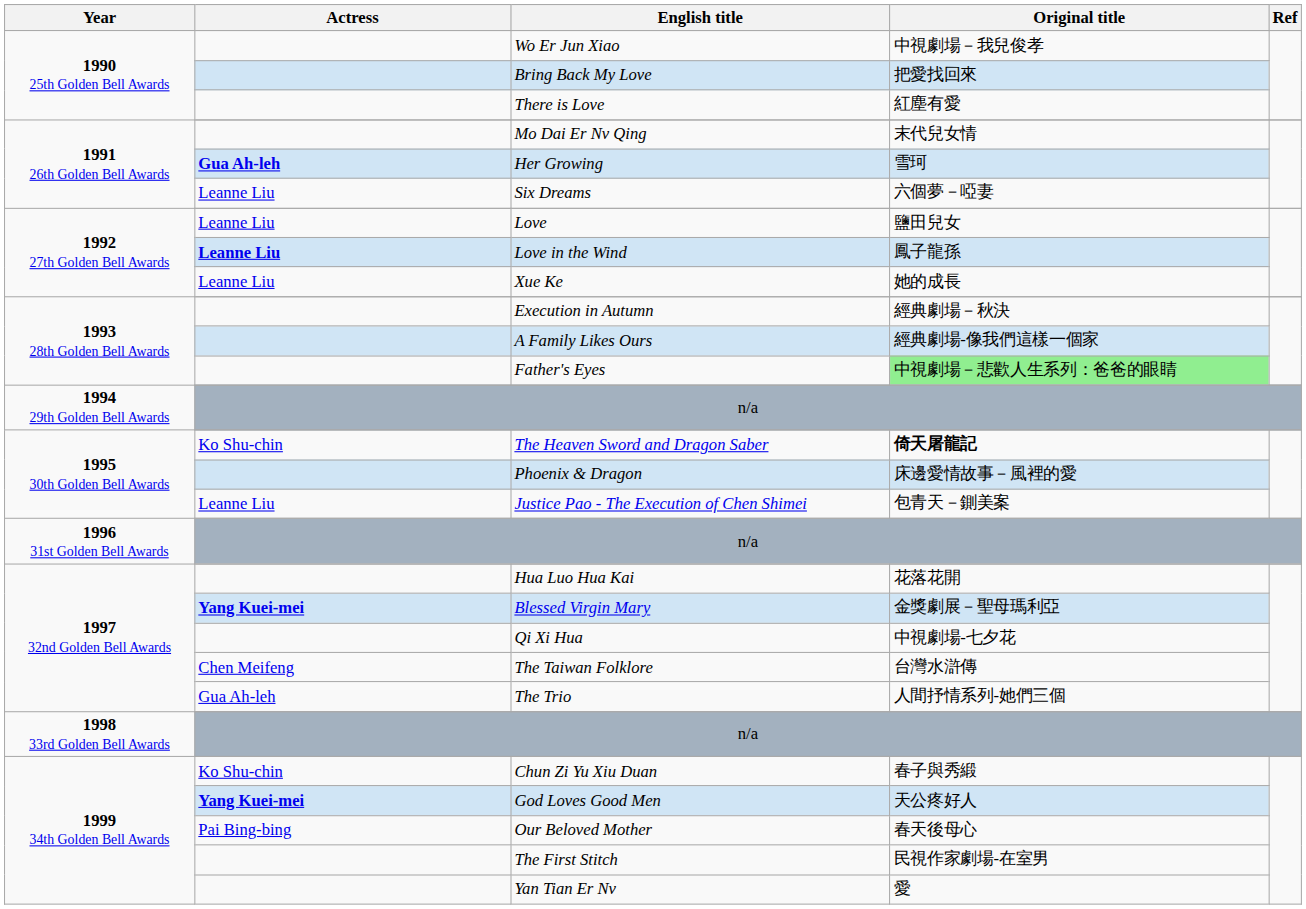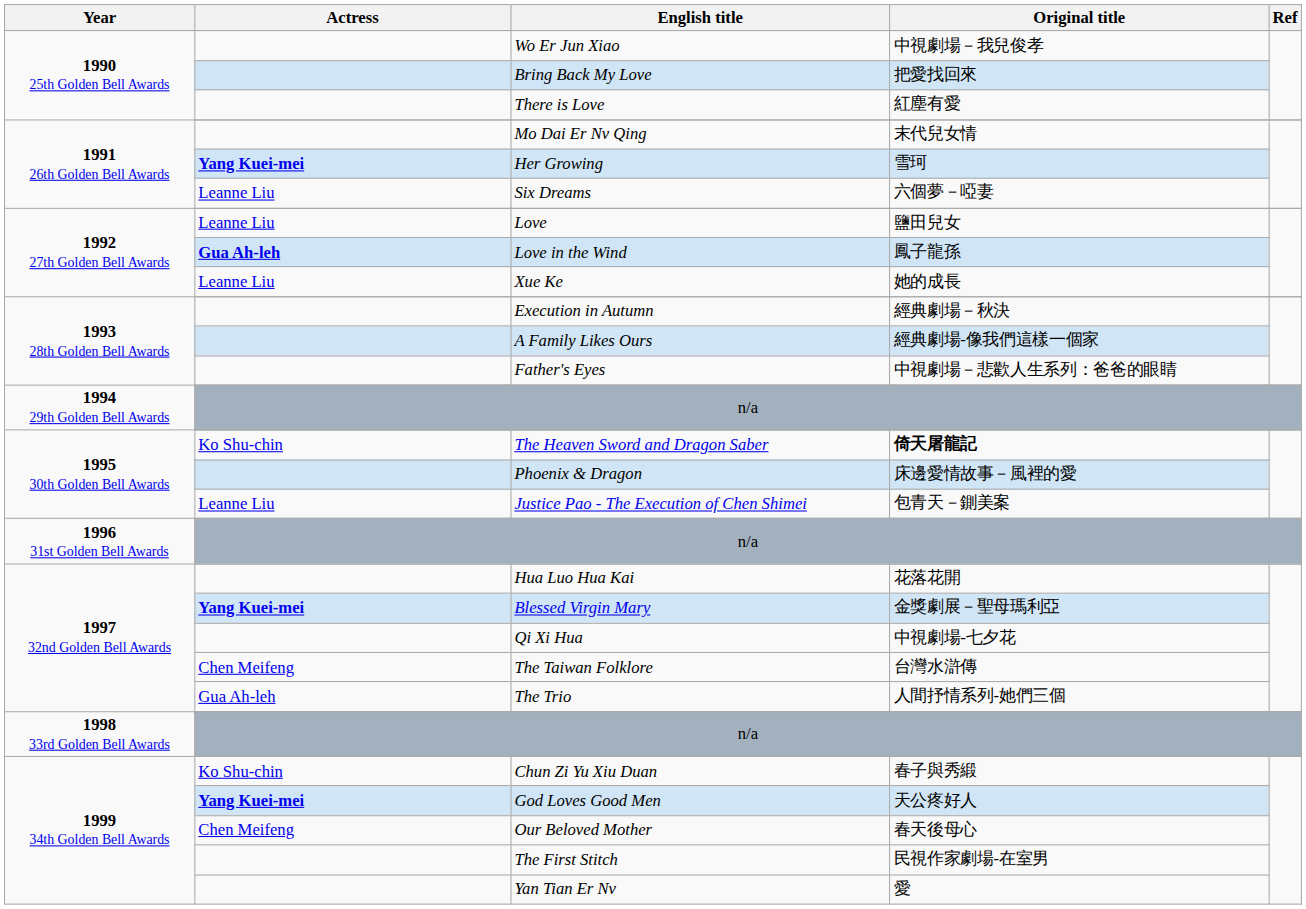(239, 163) Gua Ah-leh -> (251, 163) Yang Kuei-mei
(239, 252) Leanne Liu -> (239, 252) Gua Ah-leh
(1035, 369) lightgreen background -> (1035, 369) no background
(245, 830) Pai Bing-bing -> (246, 830) Chen Meifeng
